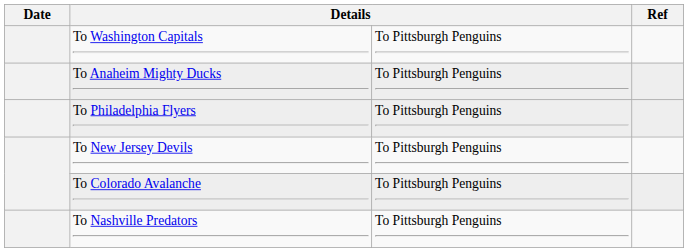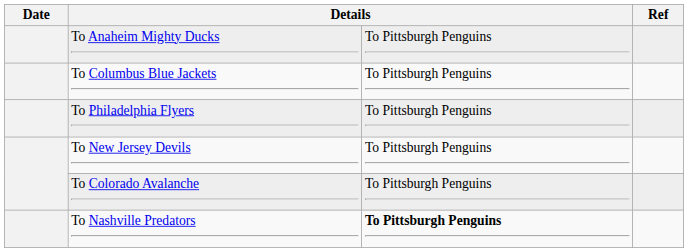- row: (221, 41)
+ row: (215, 78)
(502, 225) normal -> (497, 225) bold
